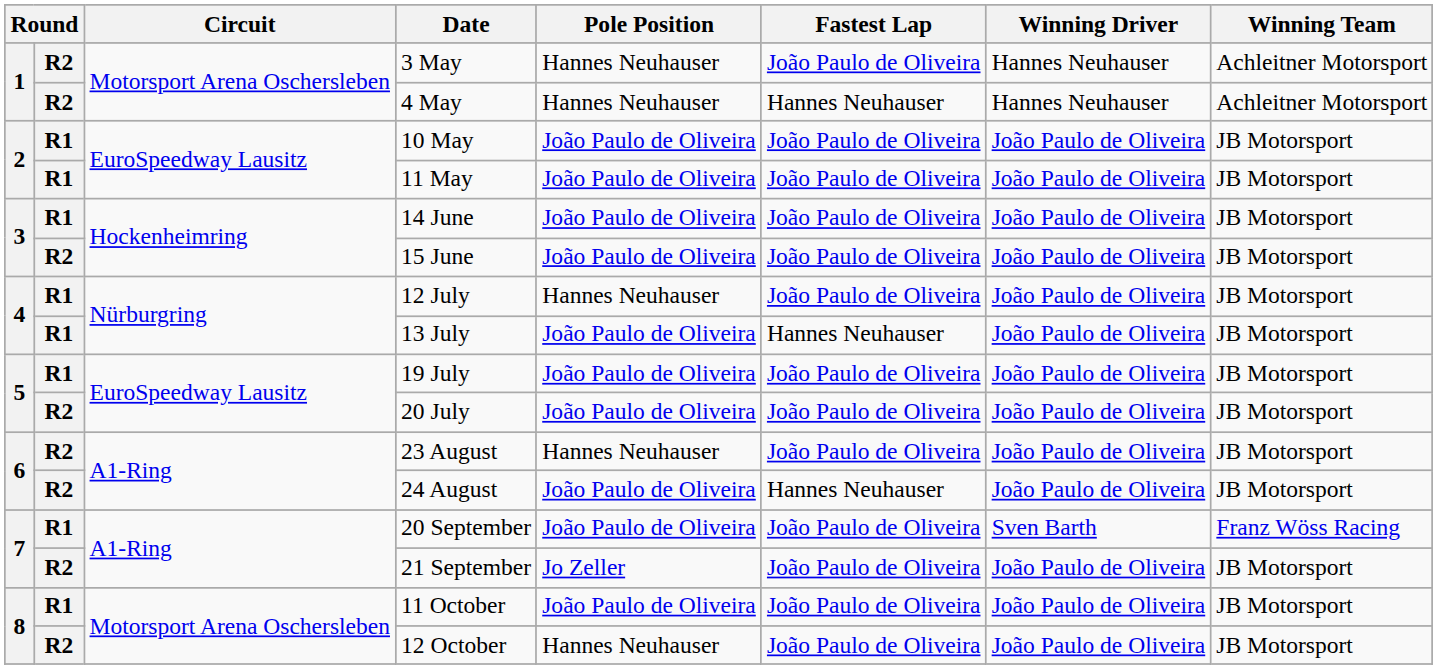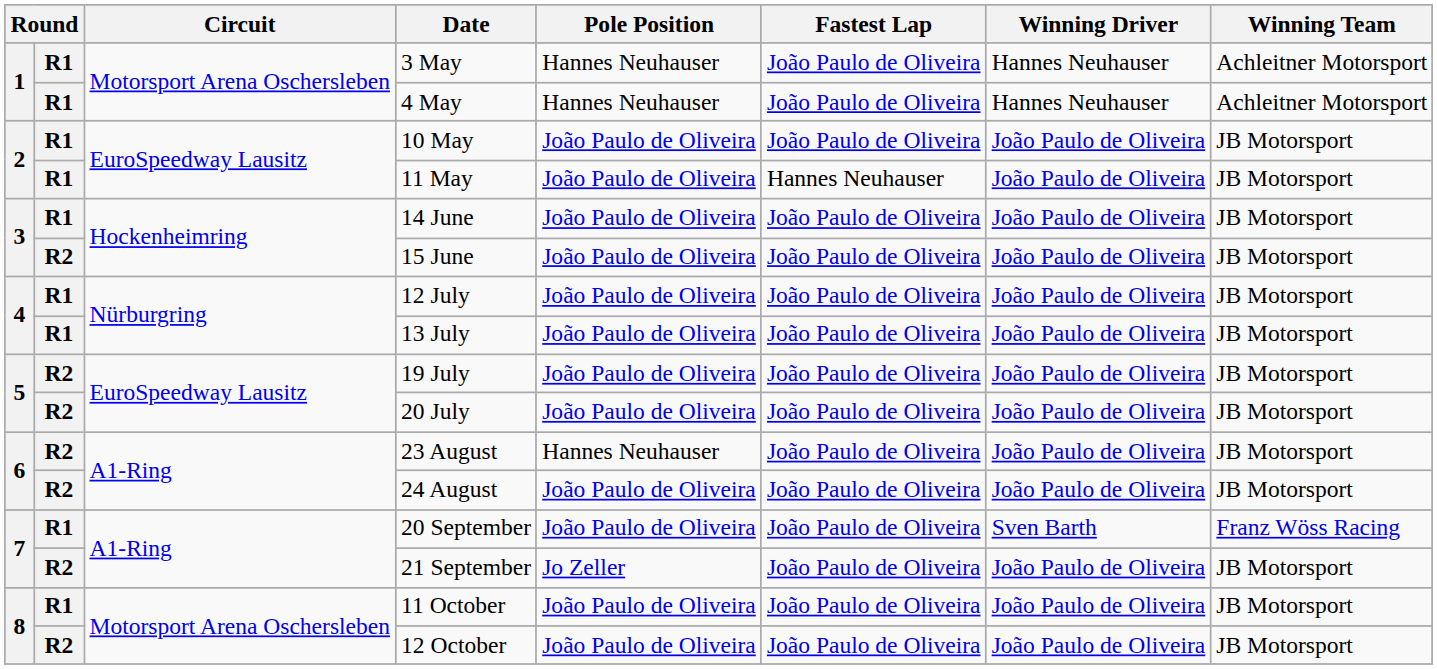(59, 62) R2 -> (59, 62) R1
(59, 101) R2 -> (59, 101) R1
(855, 101) Hannes Neuhauser -> (874, 101) João Paulo de Oliveira
(874, 178) João Paulo de Oliveira -> (855, 178) Hannes Neuhauser
(631, 295) Hannes Neuhauser -> (649, 295) João Paulo de Oliveira
(855, 334) Hannes Neuhauser -> (874, 334) João Paulo de Oliveira
(59, 372) R1 -> (59, 372) R2
(855, 489) Hannes Neuhauser -> (874, 489) João Paulo de Oliveira
(631, 644) Hannes Neuhauser -> (649, 644) João Paulo de Oliveira
